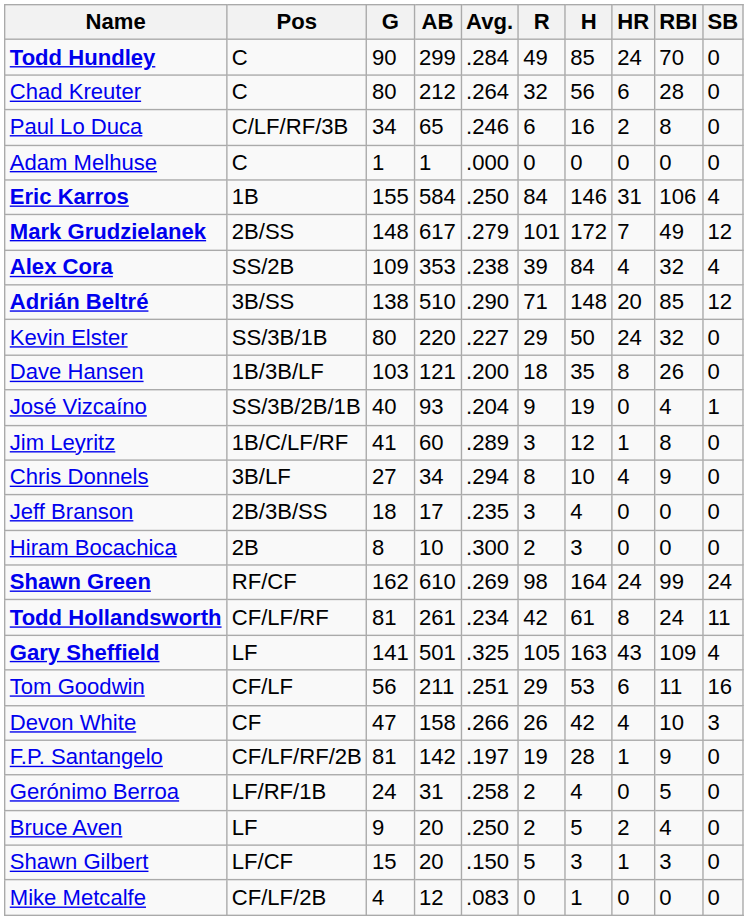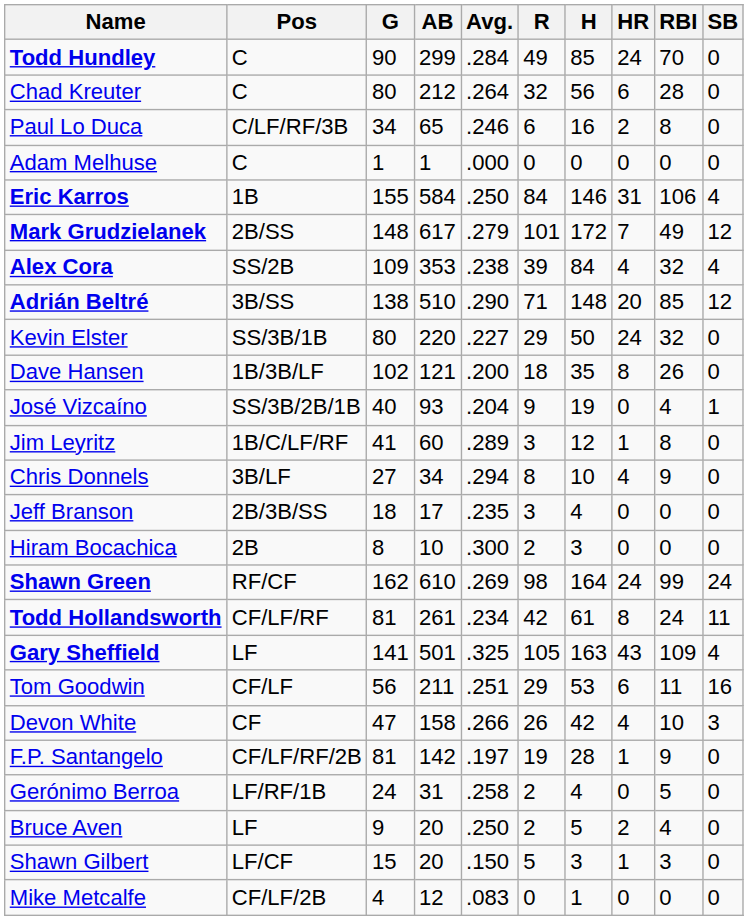(390, 372) 103 -> (390, 372) 102
